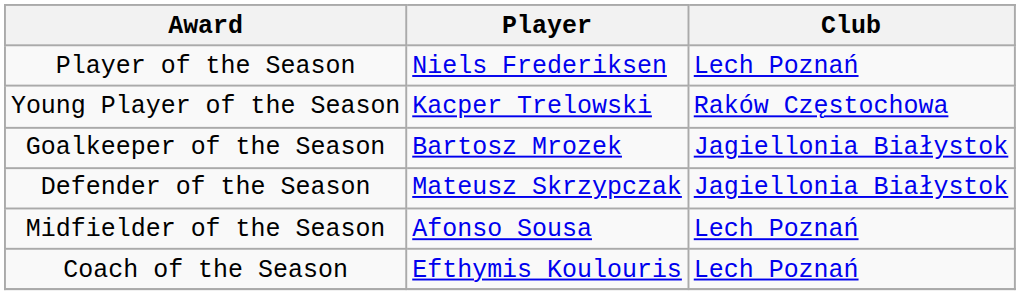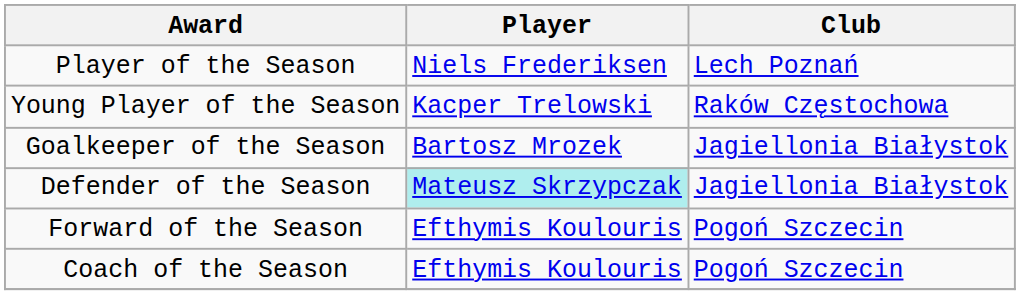(547, 188) no background -> (547, 188) paleturquoise background
- row: (206, 229)
+ row: (206, 229)
(776, 269) Lech Poznań -> (799, 269) Pogoń Szczecin
